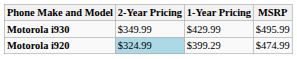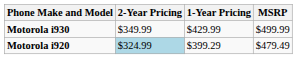(273, 29) $495.99 -> (273, 29) $499.99
(273, 45) $474.99 -> (273, 45) $479.49
